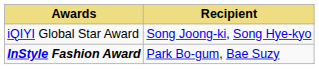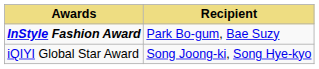rows swapped: (74, 53) <-> (73, 34)
